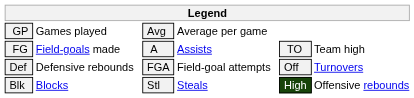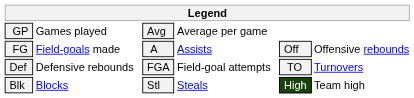(292, 49) TO -> (291, 49) Off
(339, 49) Team high -> (362, 49) Offensive rebounds
(291, 67) Off -> (292, 67) TO
(362, 85) Offensive rebounds -> (339, 85) Team high
